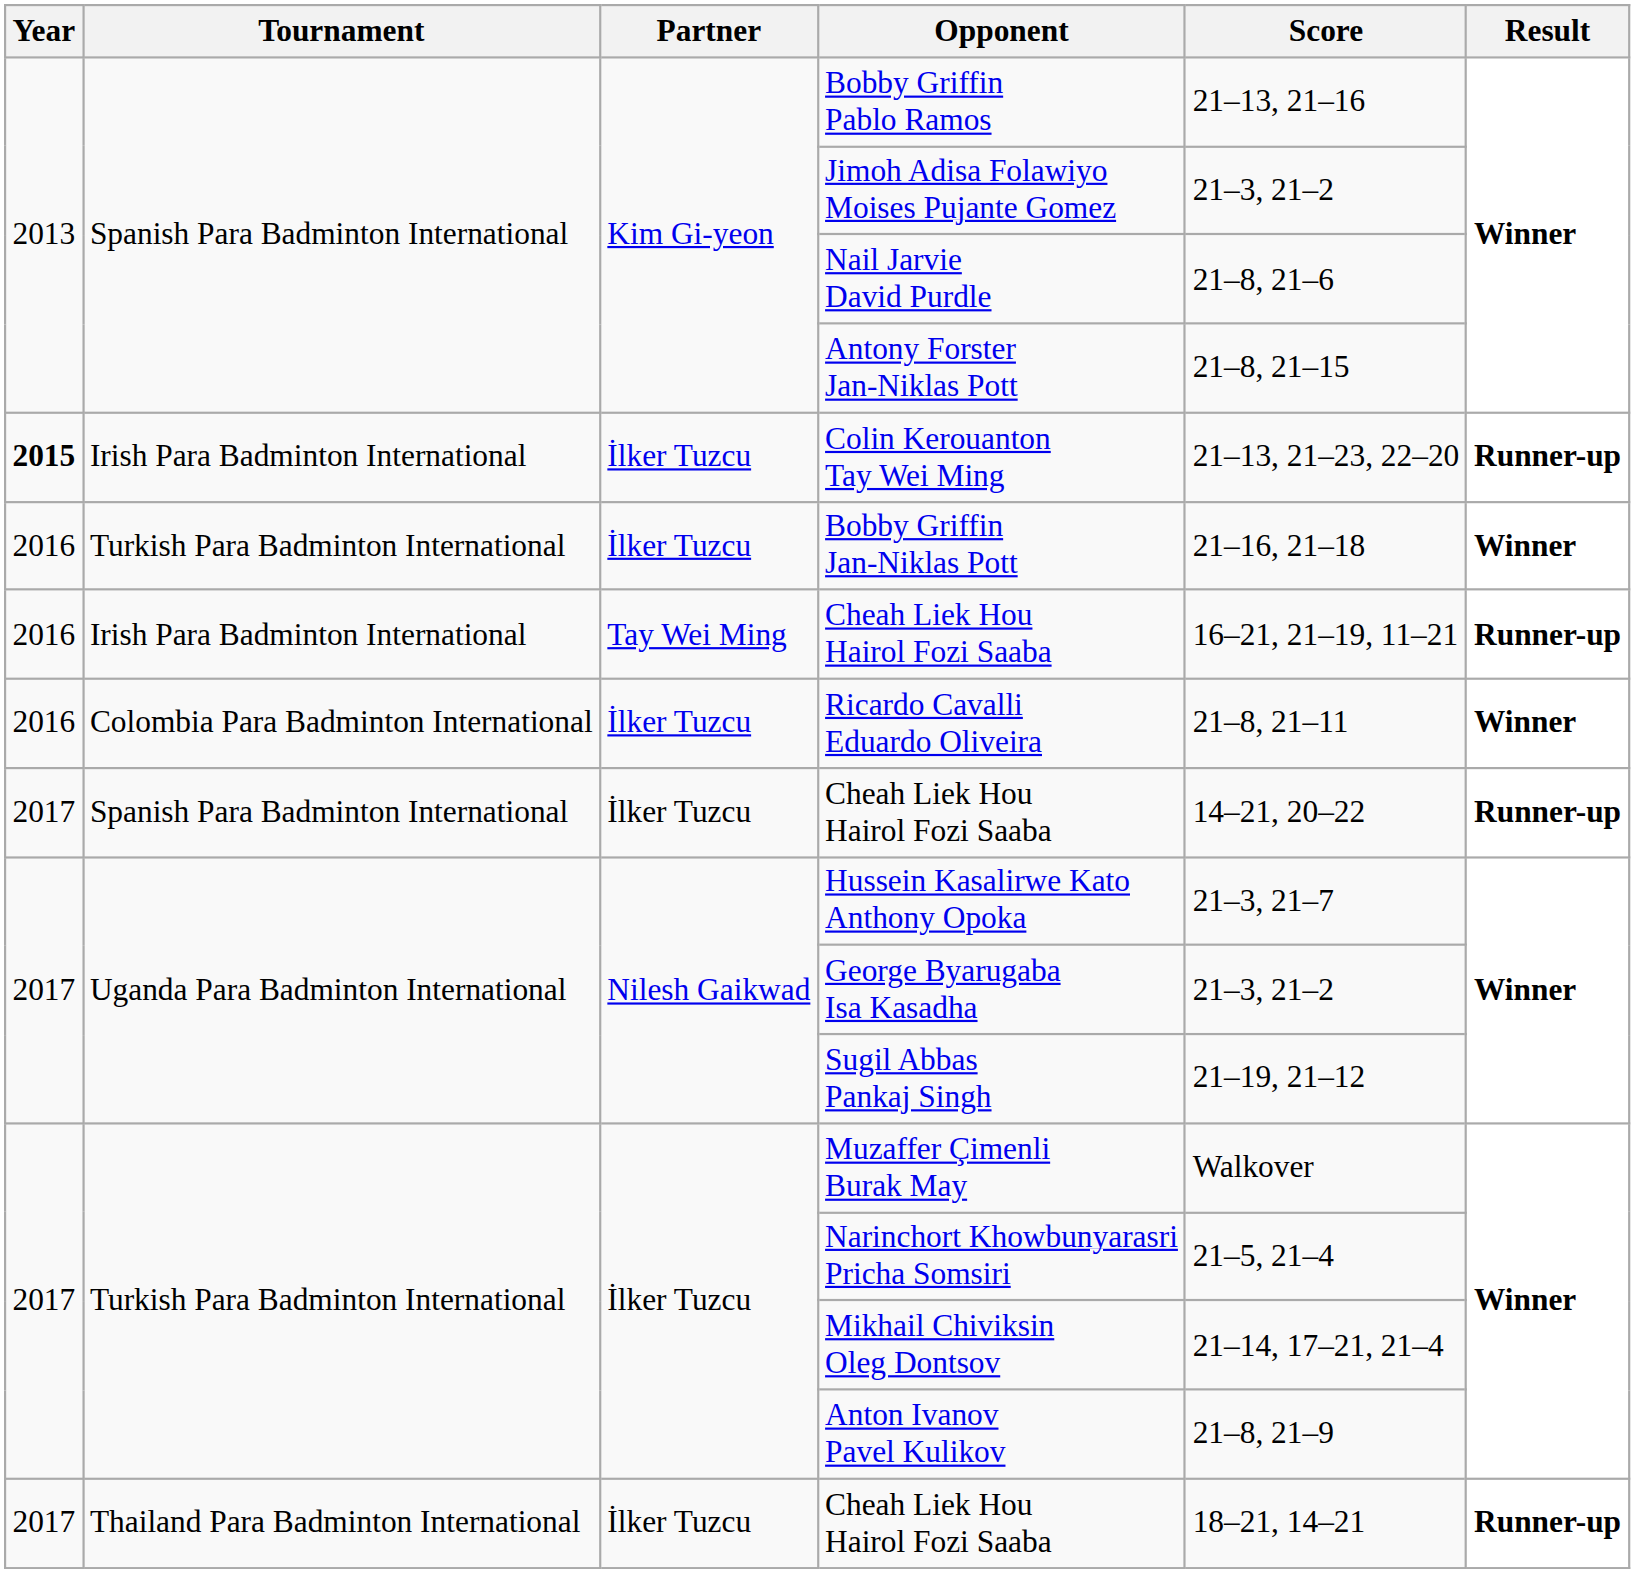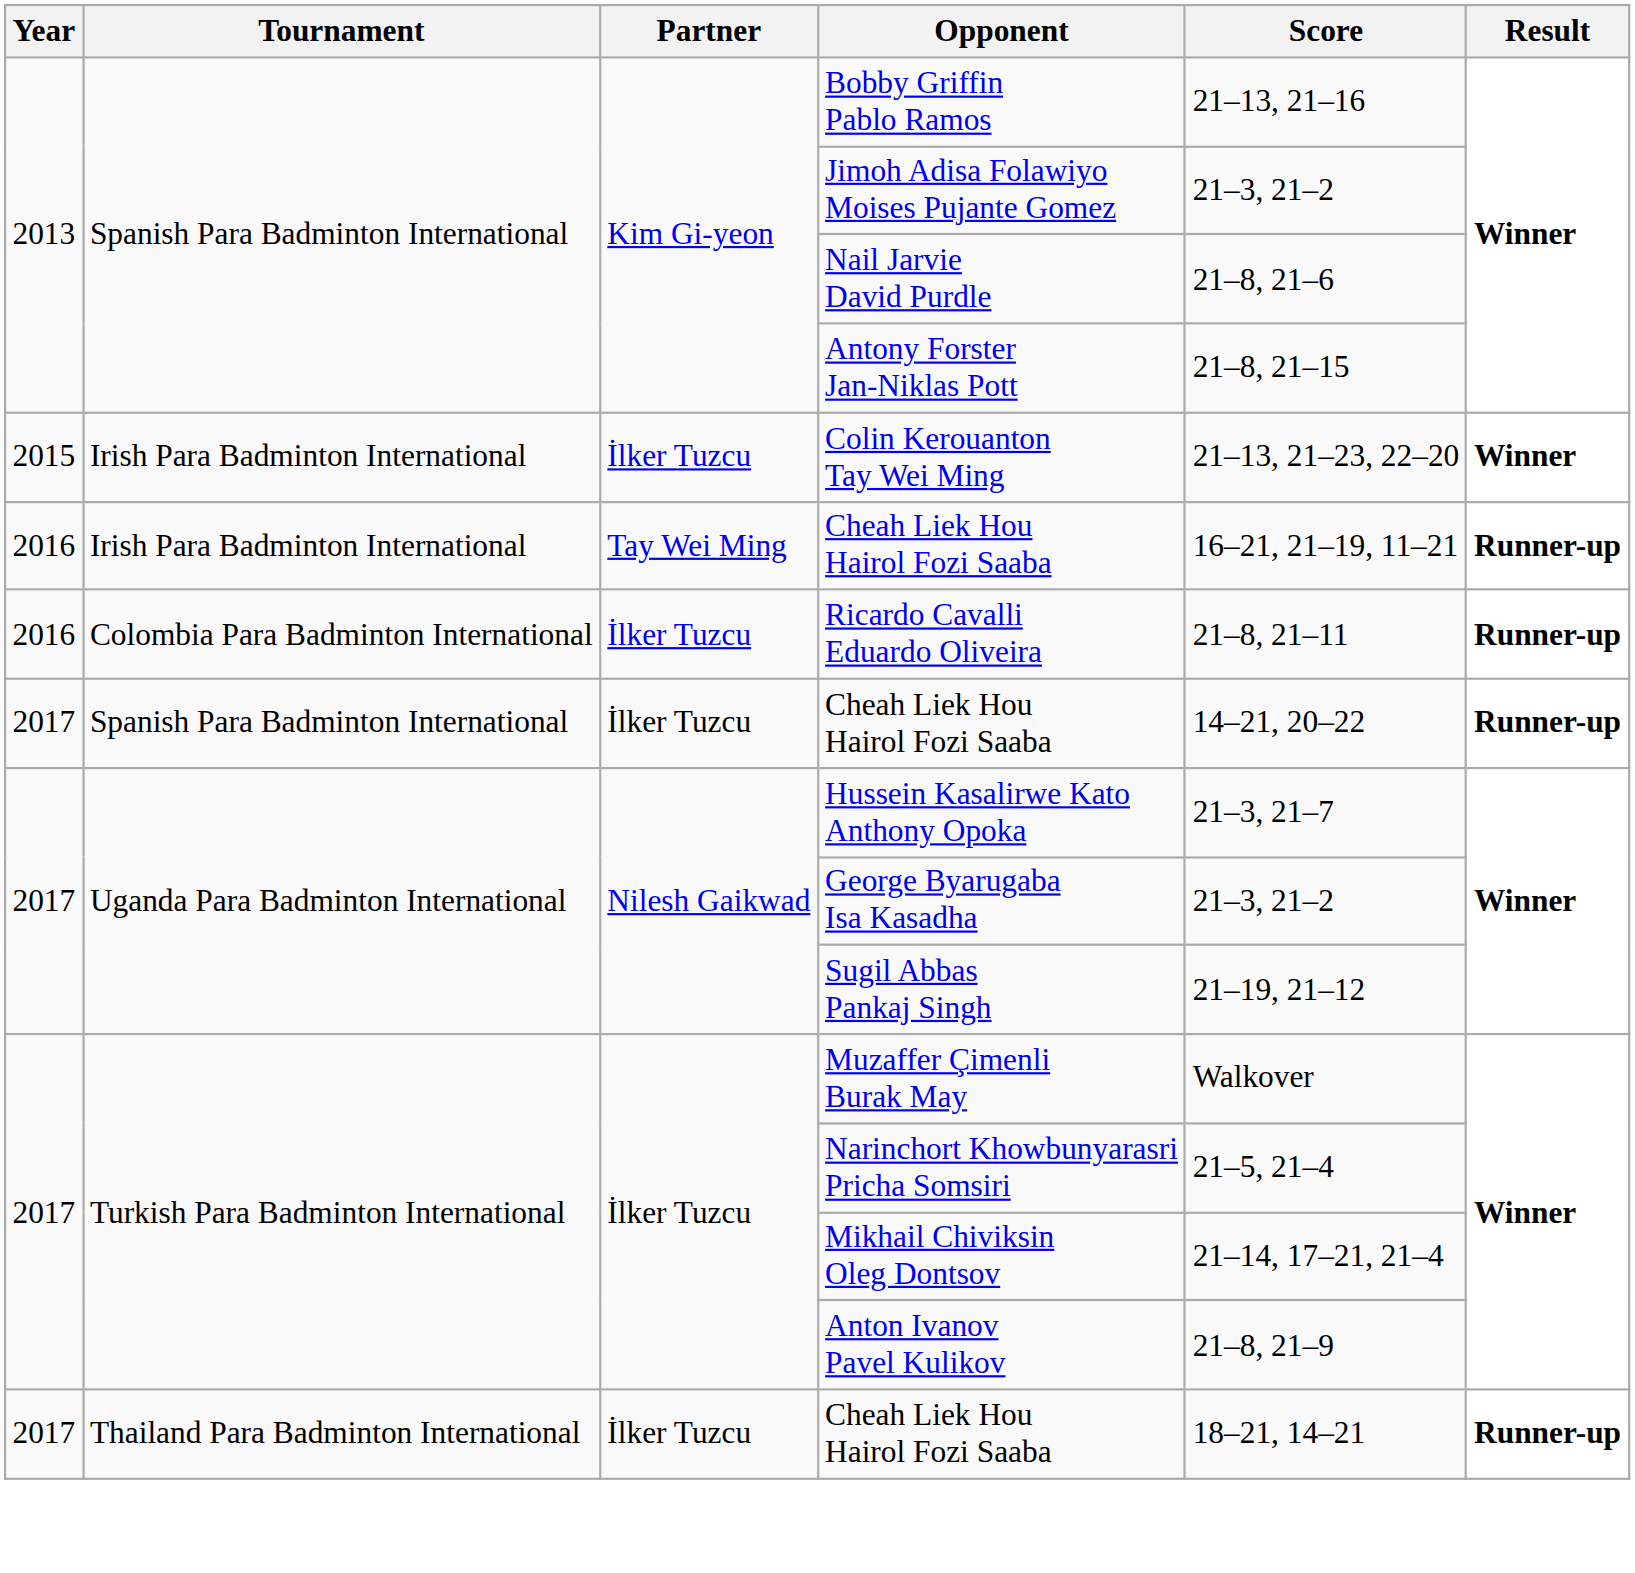(44, 456) bold -> (44, 456) normal
(1548, 456) Runner-up -> (1525, 456) Winner
- row: (328, 545)
(1525, 722) Winner -> (1548, 634) Runner-up
